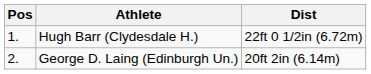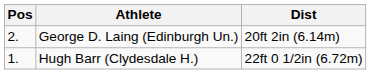rows swapped: (119, 36) <-> (139, 58)
